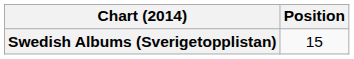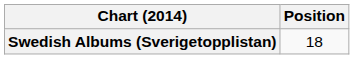(314, 41) 15 -> (314, 41) 18
